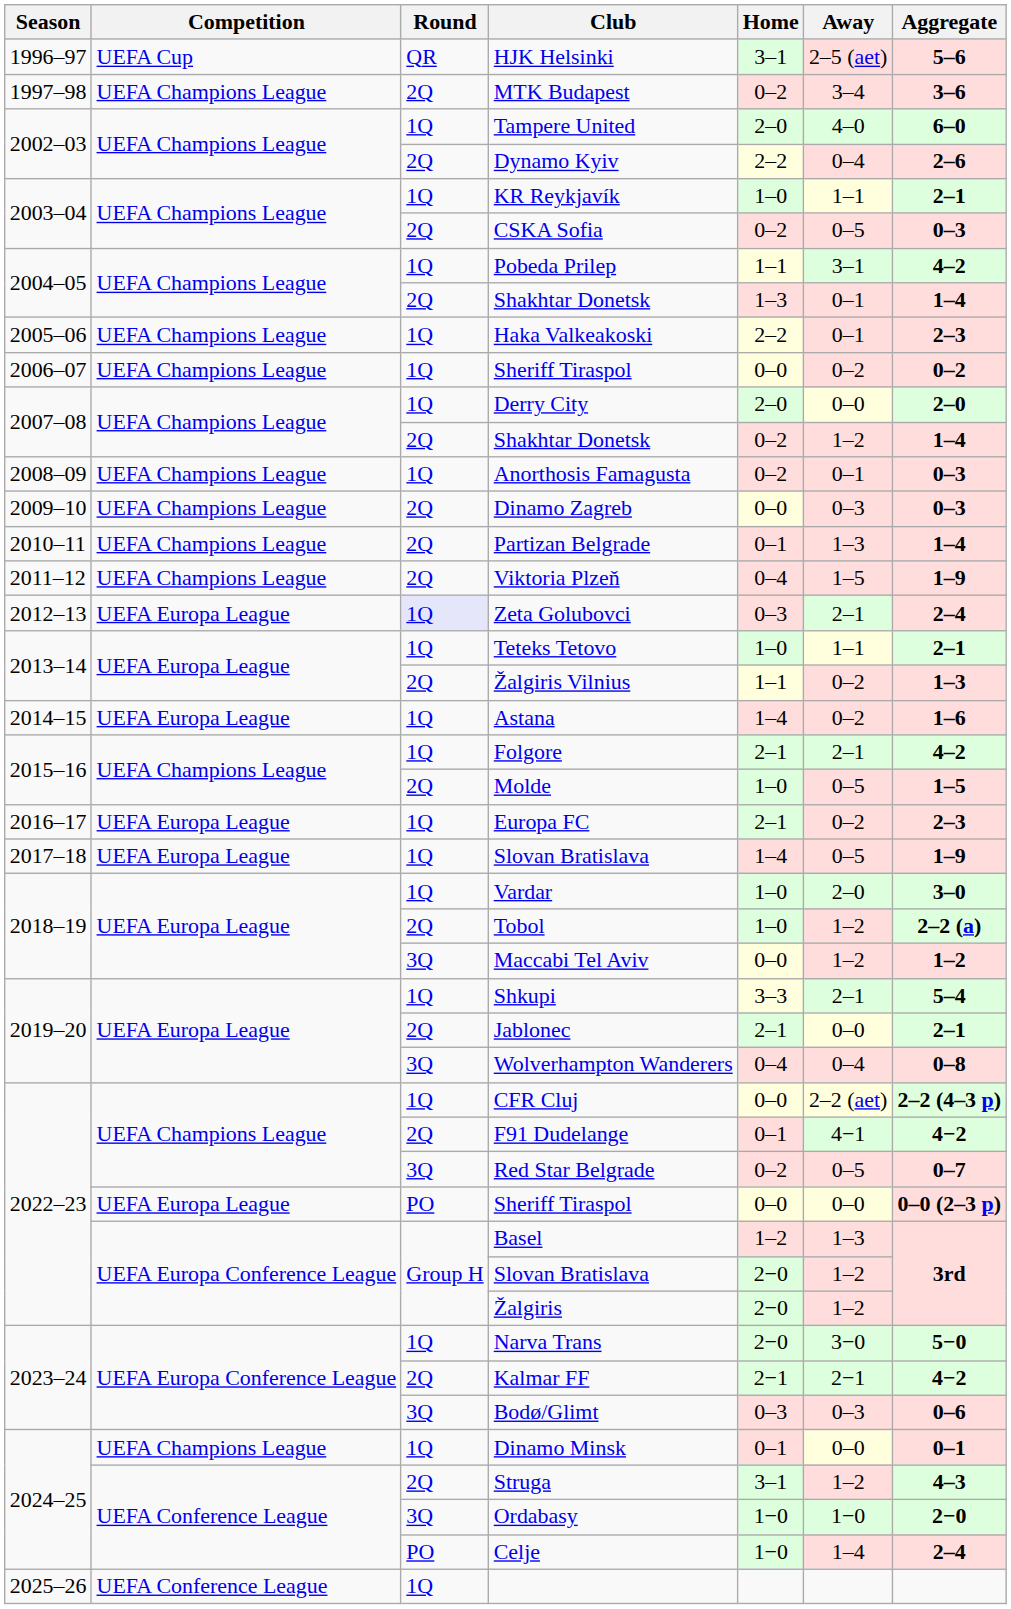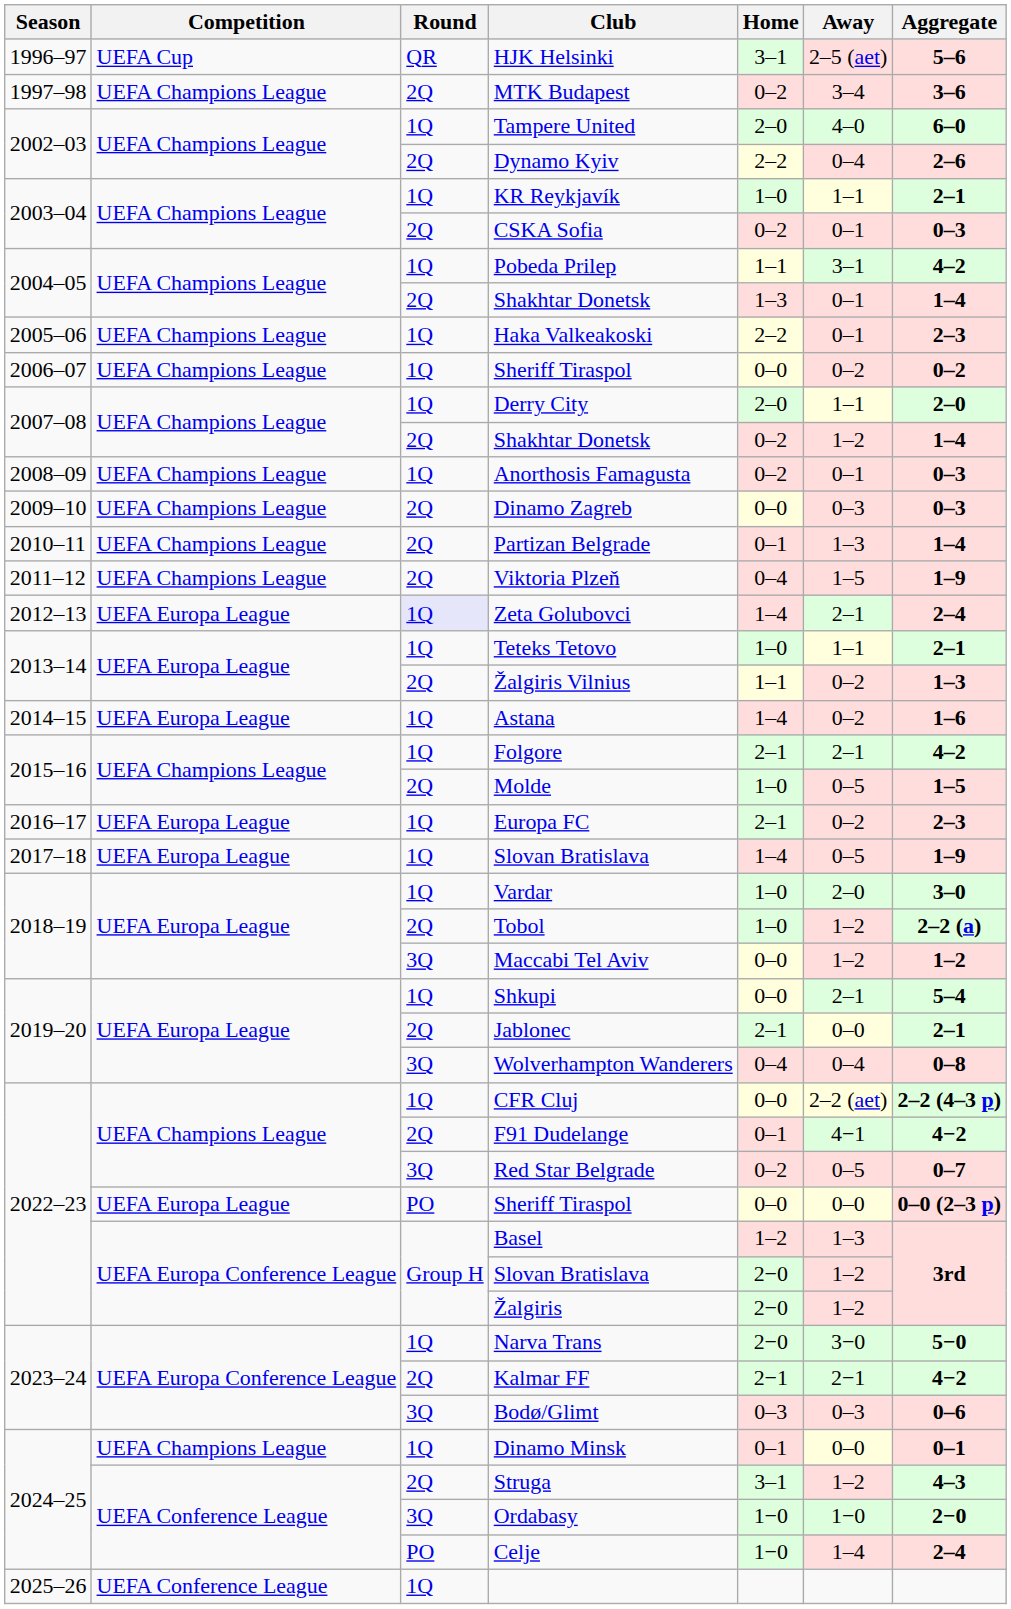(848, 230) 0–5 -> (848, 230) 0–1
(848, 404) 0–0 -> (848, 404) 1–1
(771, 612) 0–3 -> (771, 612) 1–4
(771, 995) 3–3 -> (771, 995) 0–0
